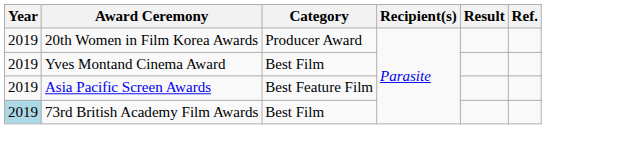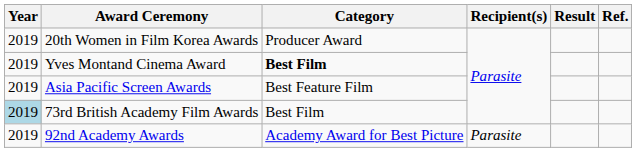(295, 64) normal -> (296, 64) bold
+ row: (114, 135)
